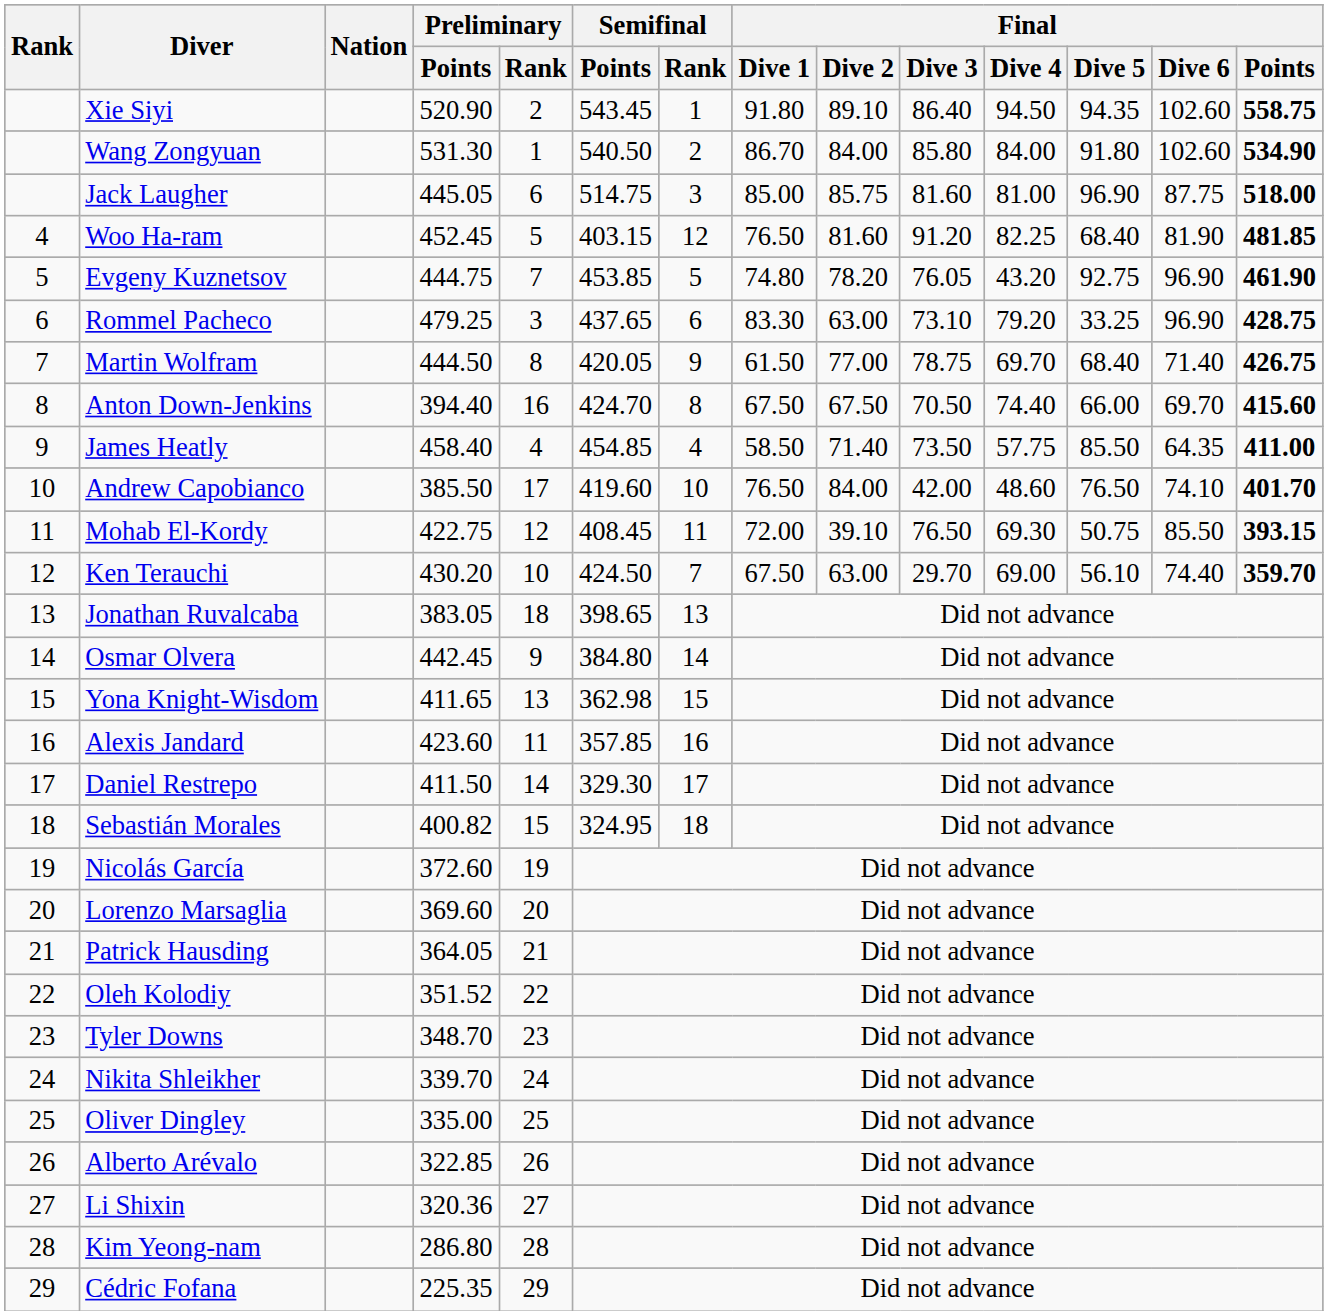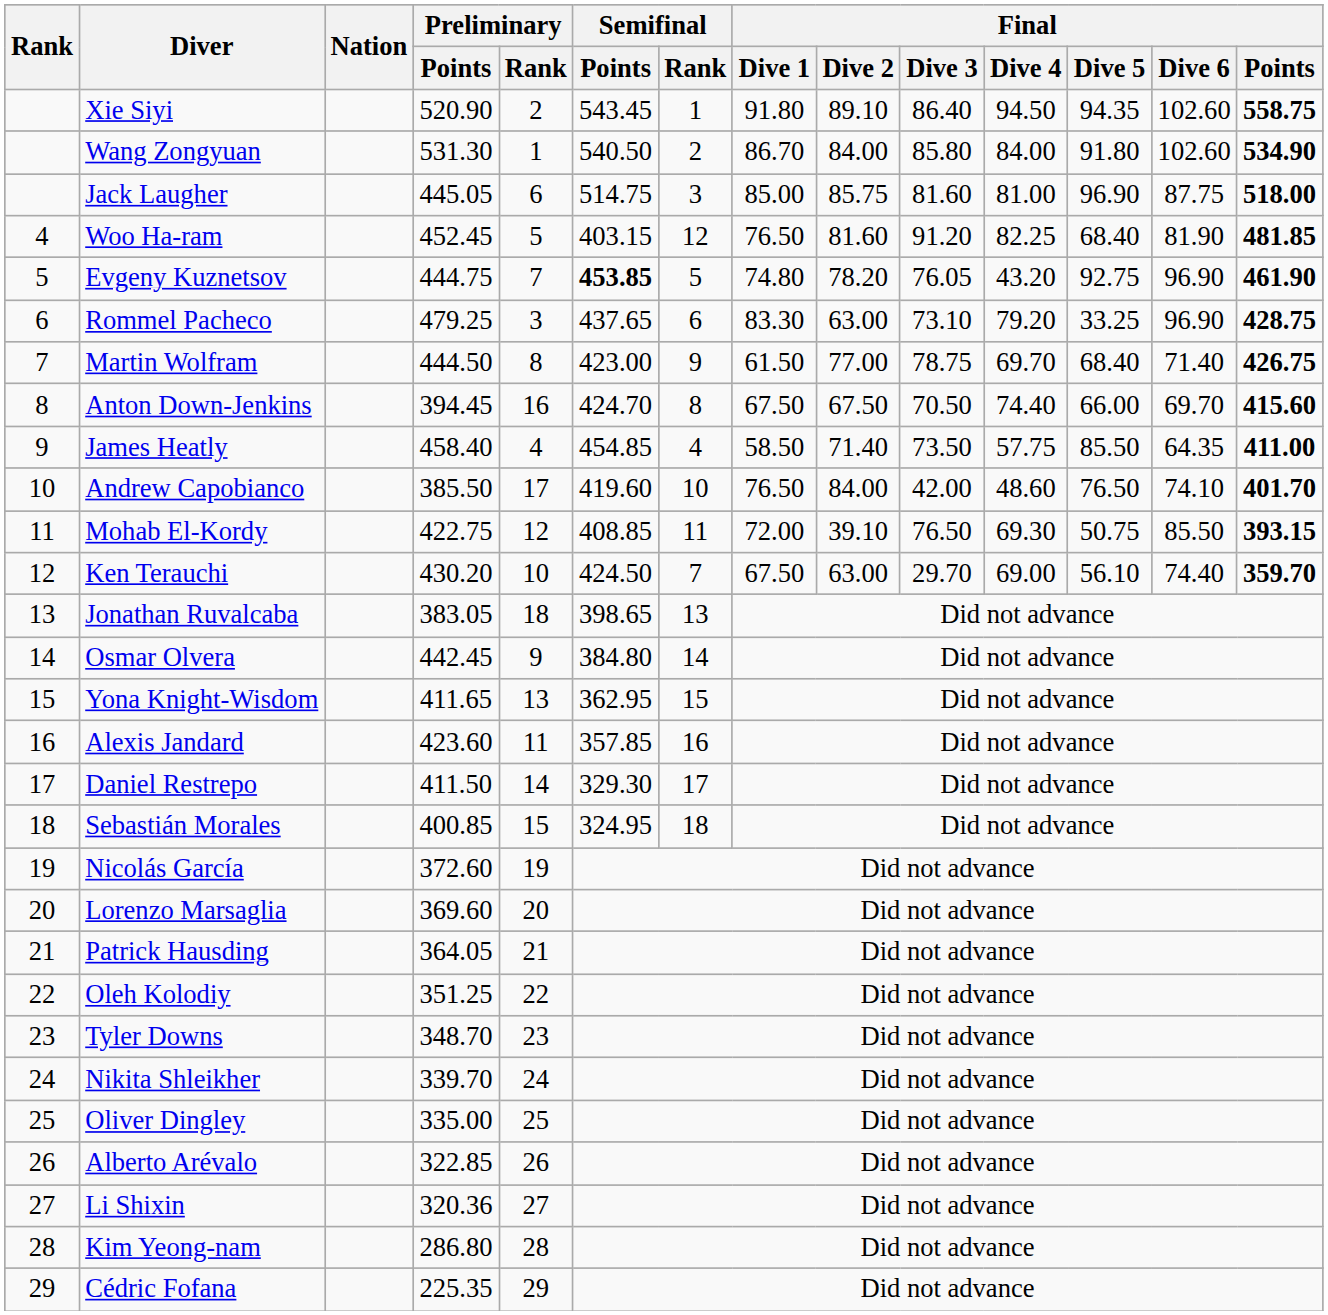(616, 278) normal -> (616, 278) bold
(616, 362) 420.05 -> (616, 362) 423.00
(456, 404) 394.40 -> (456, 404) 394.45
(616, 531) 408.45 -> (616, 531) 408.85
(616, 699) 362.98 -> (616, 699) 362.95
(456, 825) 400.82 -> (456, 825) 400.85
(456, 994) 351.52 -> (456, 994) 351.25
